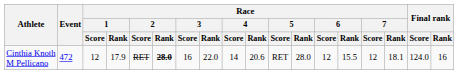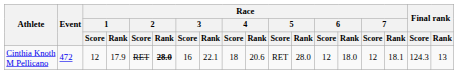(211, 58) 22.0 -> (211, 58) 22.1
(234, 58) 14 -> (234, 58) 18
(350, 58) 15.5 -> (350, 58) 18.0
(419, 58) 124.0 -> (419, 58) 124.3
(442, 58) 16 -> (442, 58) 13
